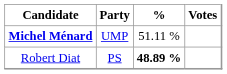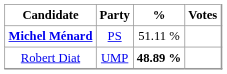(115, 36) UMP -> (115, 36) PS
(115, 57) PS -> (115, 57) UMP
